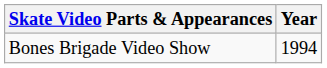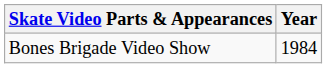(299, 47) 1994 -> (299, 47) 1984
